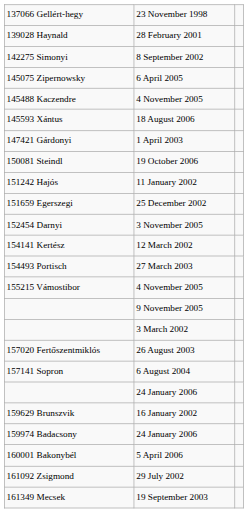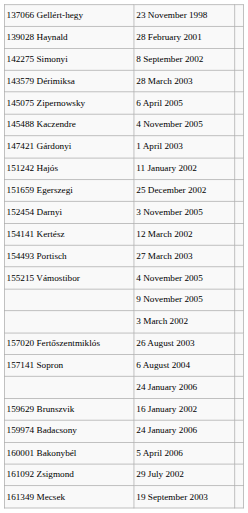+ row: (41, 81)
- row: (35, 120)
- row: (35, 161)
